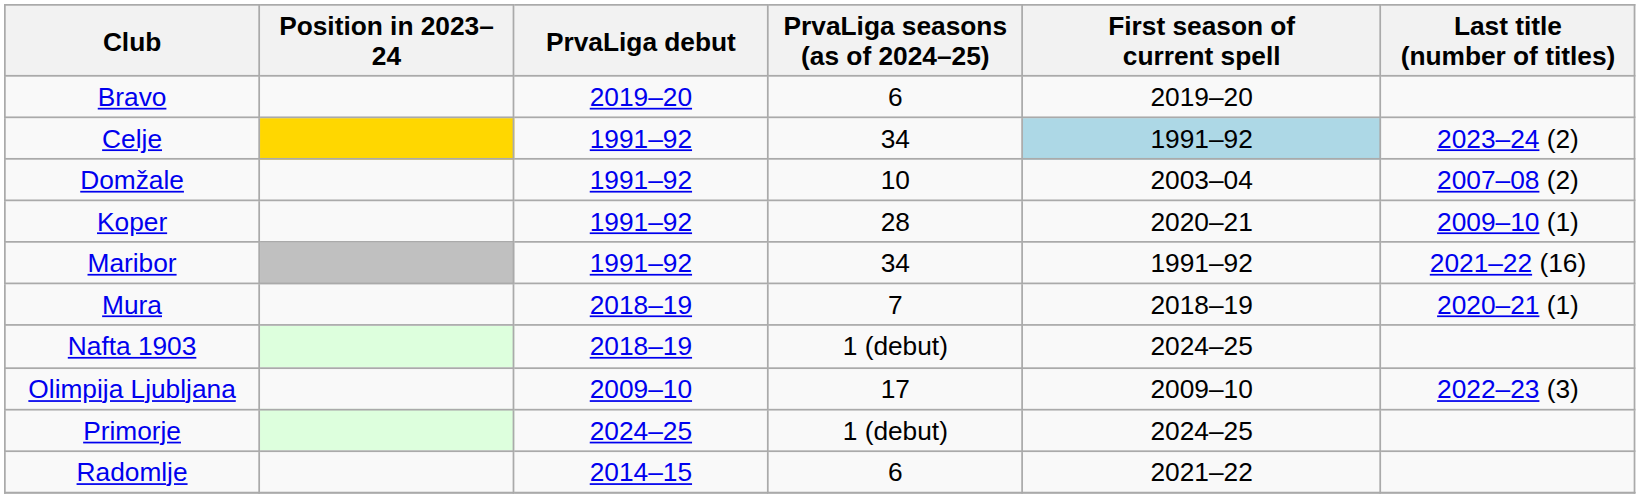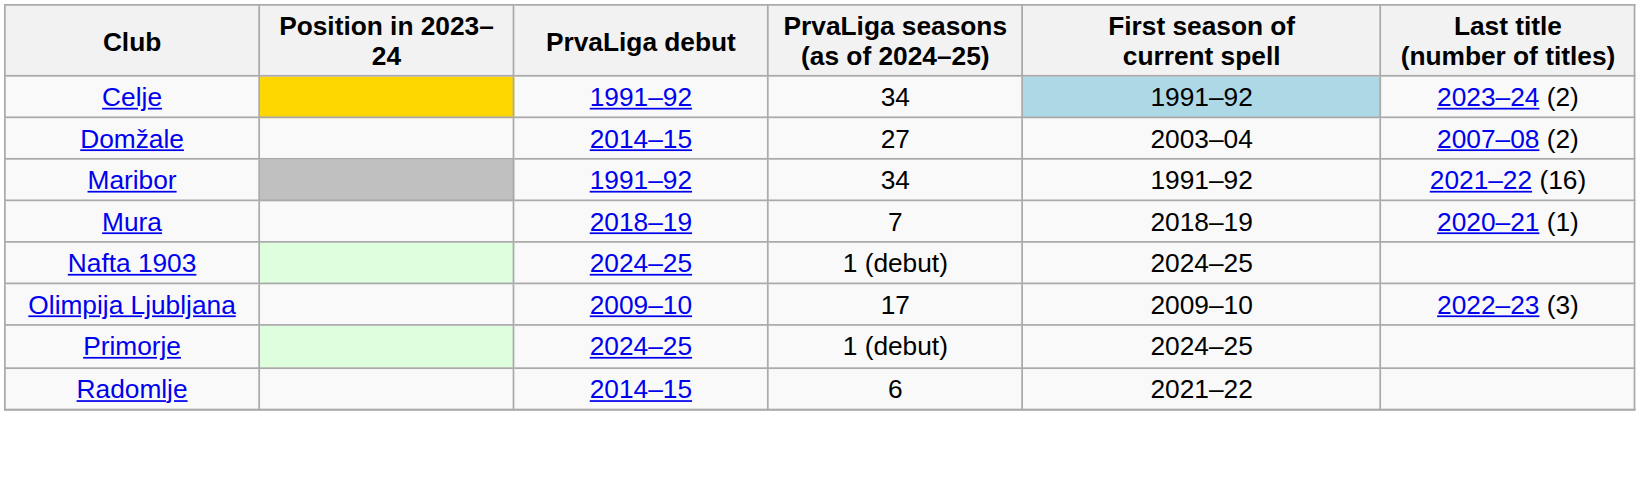- row: (132, 97)
(641, 180) 1991–92 -> (641, 139) 2014–15
(895, 180) 10 -> (895, 139) 27
- row: (132, 222)
(641, 347) 2018–19 -> (641, 263) 2024–25
